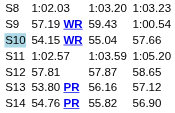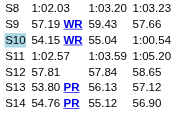(152, 24) 1:00.54 -> (147, 24) 57.66
(147, 40) 57.66 -> (152, 40) 1:00.54
(103, 72) 57.87 -> (103, 72) 57.84
(103, 87) 56.16 -> (103, 87) 56.13
(103, 103) 55.82 -> (103, 103) 55.12
